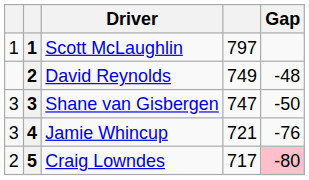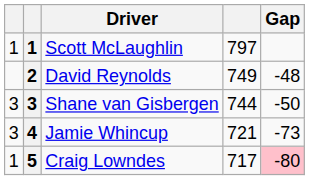(242, 104) 747 -> (242, 104) 744
(287, 133) -76 -> (287, 133) -73
(14, 161) 2 -> (14, 161) 1
